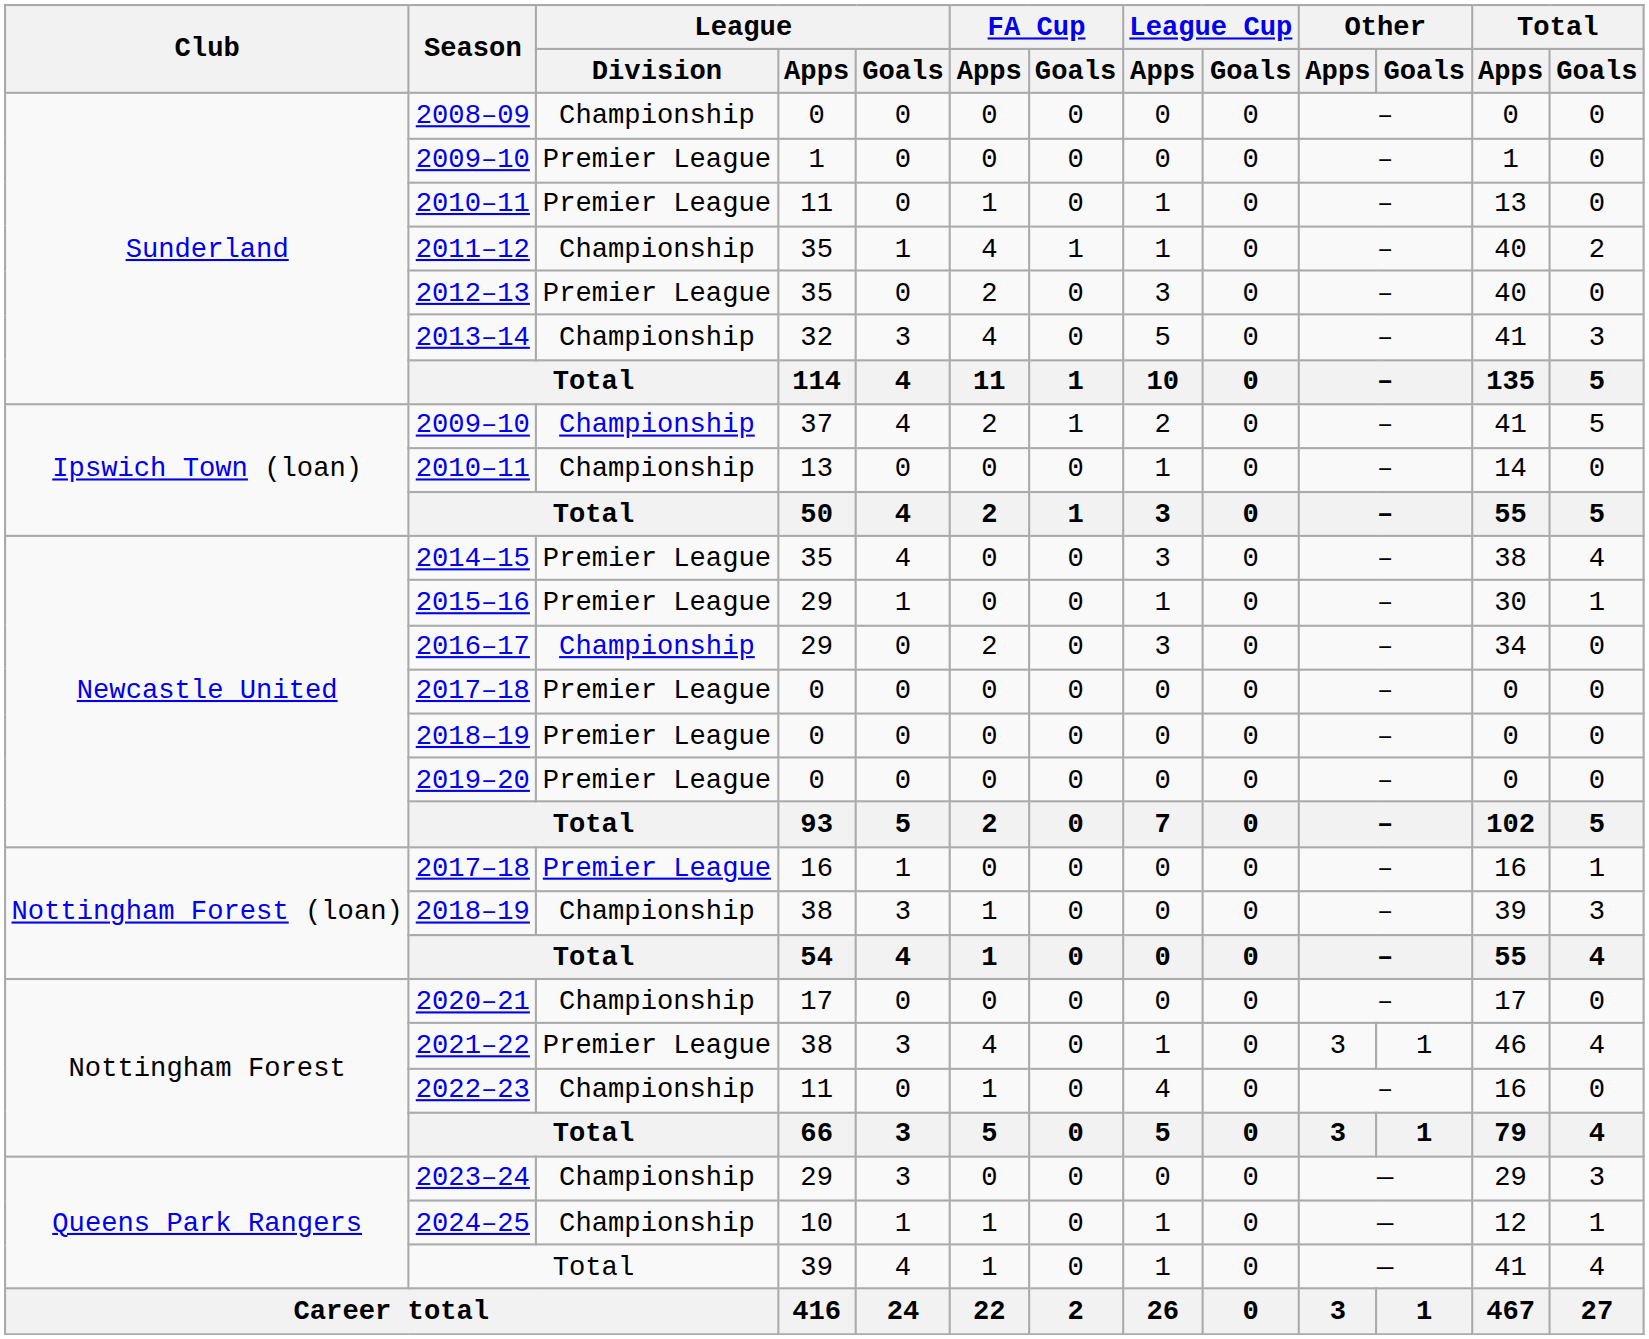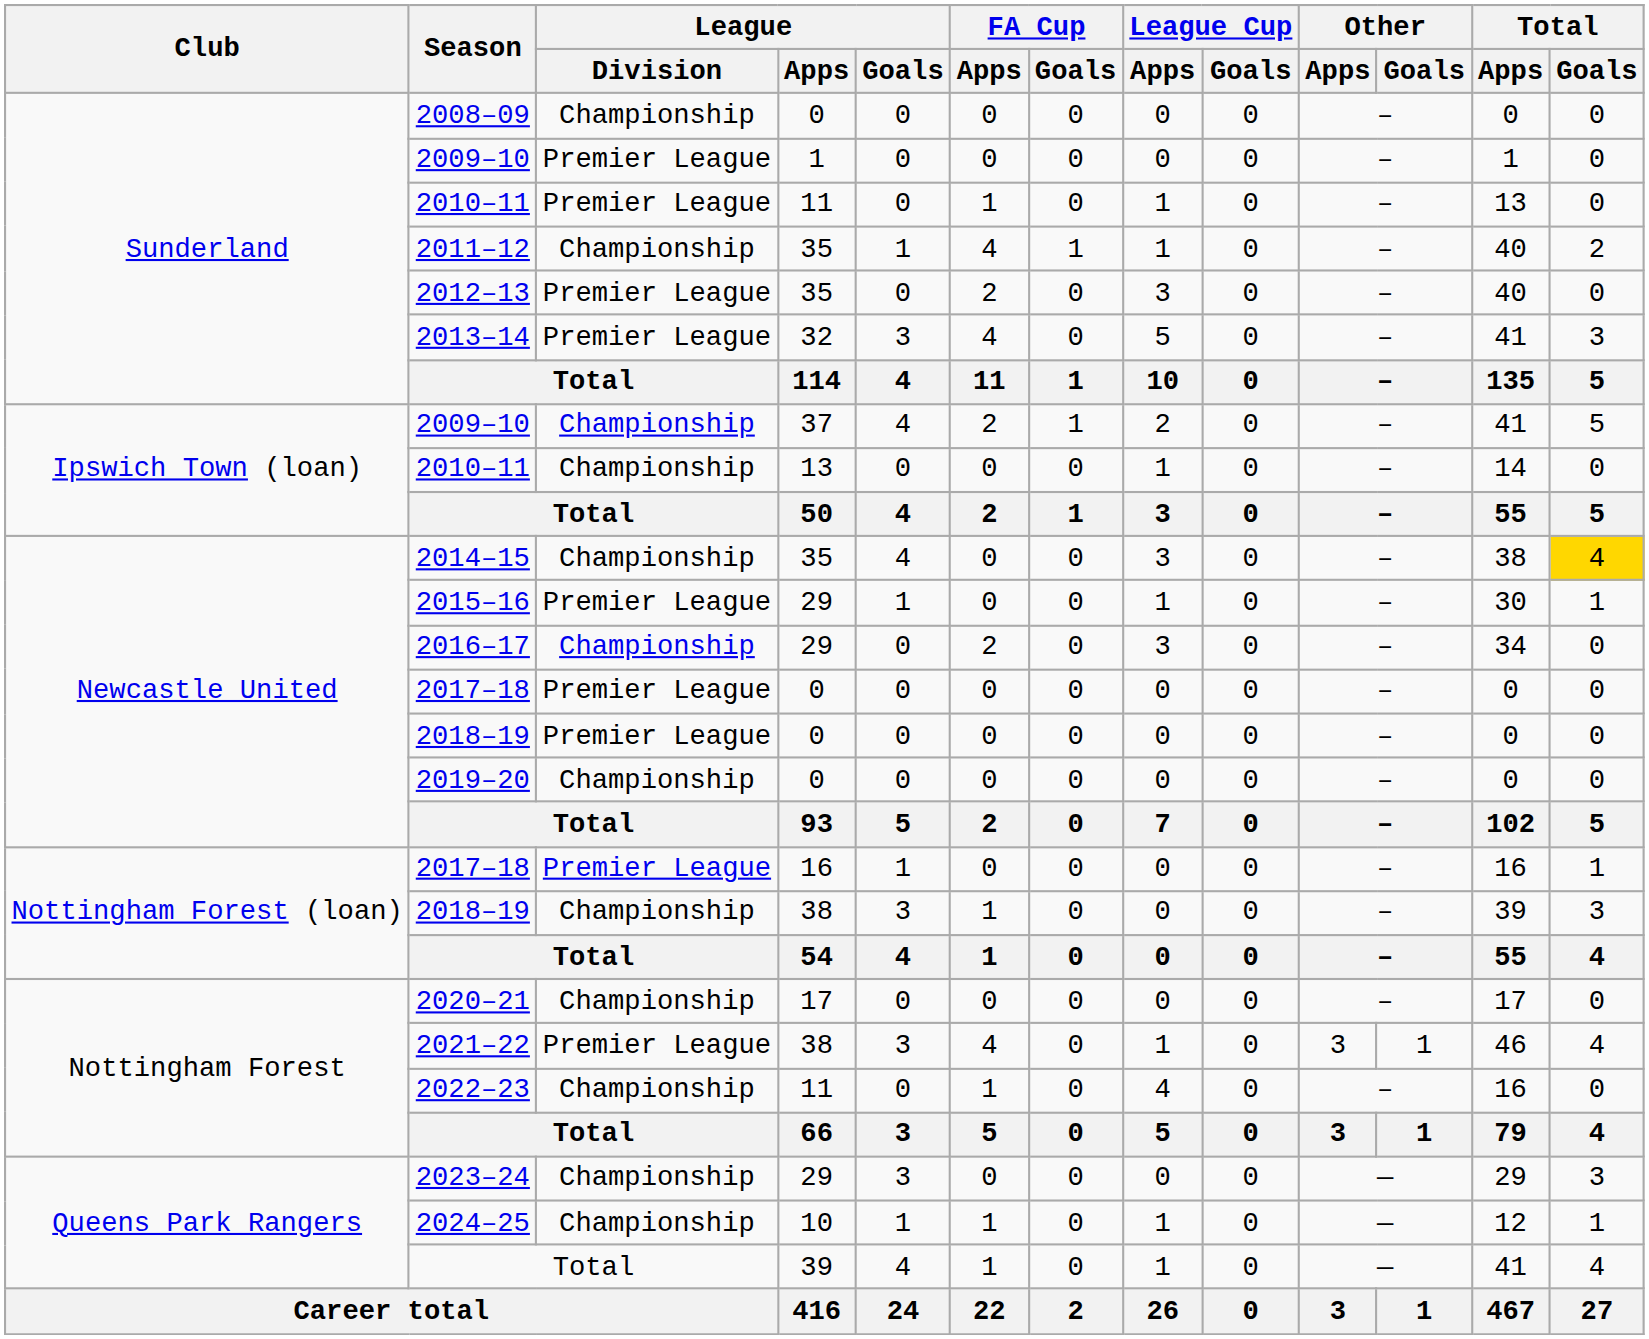(657, 337) Championship -> (657, 337) Premier League
(657, 559) Premier League -> (657, 559) Championship
(1597, 559) no background -> (1597, 559) gold background
(657, 780) Premier League -> (657, 780) Championship
